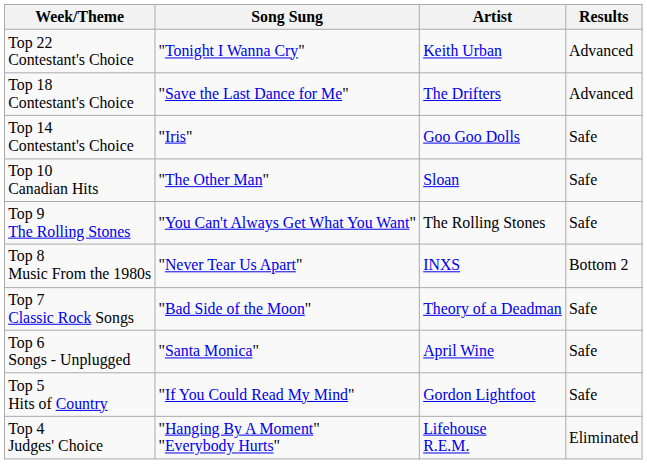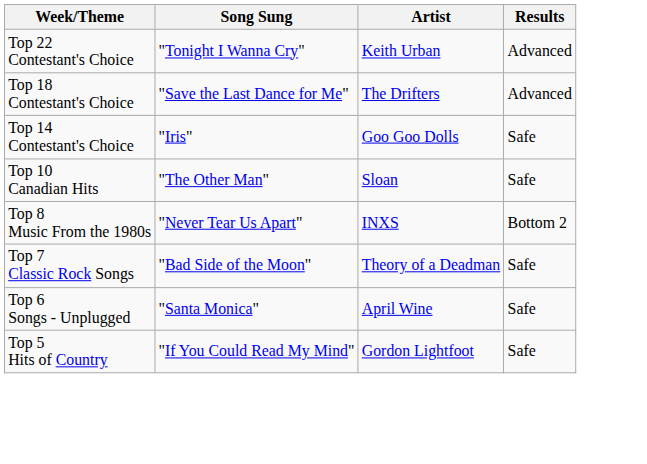- row: (69, 222)
- row: (56, 437)
